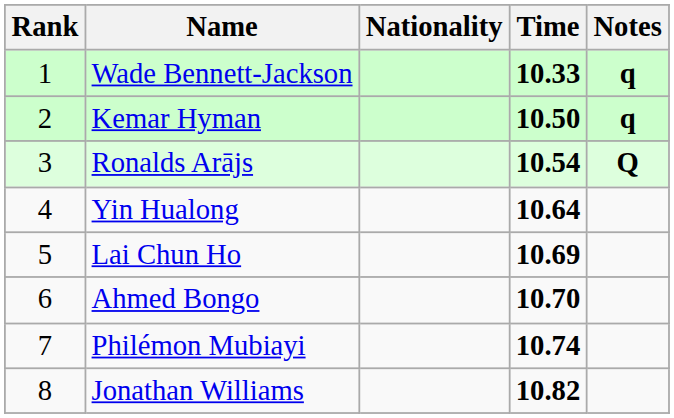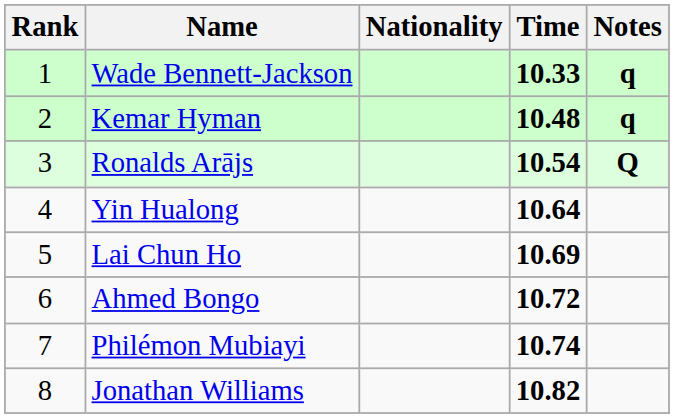(548, 118) 10.50 -> (548, 118) 10.48
(548, 299) 10.70 -> (548, 299) 10.72
